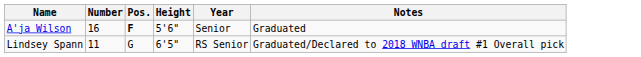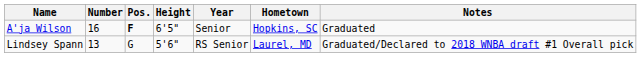+ column: (285, 12)
(167, 28) 5'6" -> (167, 28) 6'5"
(94, 44) 11 -> (94, 44) 13
(167, 44) 6'5" -> (167, 44) 5'6"
